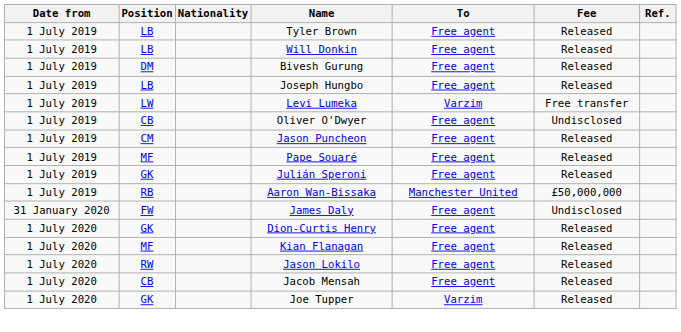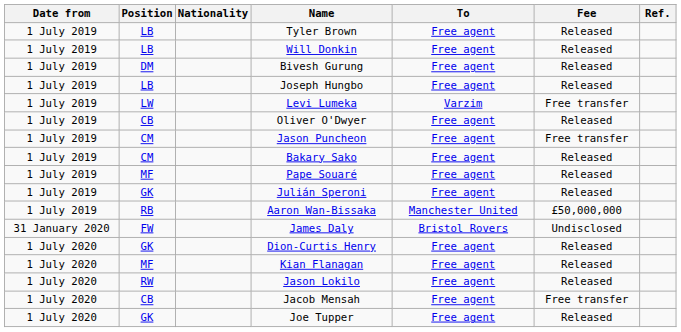(587, 120) Undisclosed -> (587, 120) Released
(587, 138) Released -> (587, 138) Free transfer
+ row: (322, 156)
(463, 210) Free agent -> (463, 228) Bristol Rovers
(587, 281) Released -> (587, 299) Free transfer
(463, 299) Varzim -> (463, 317) Free agent
